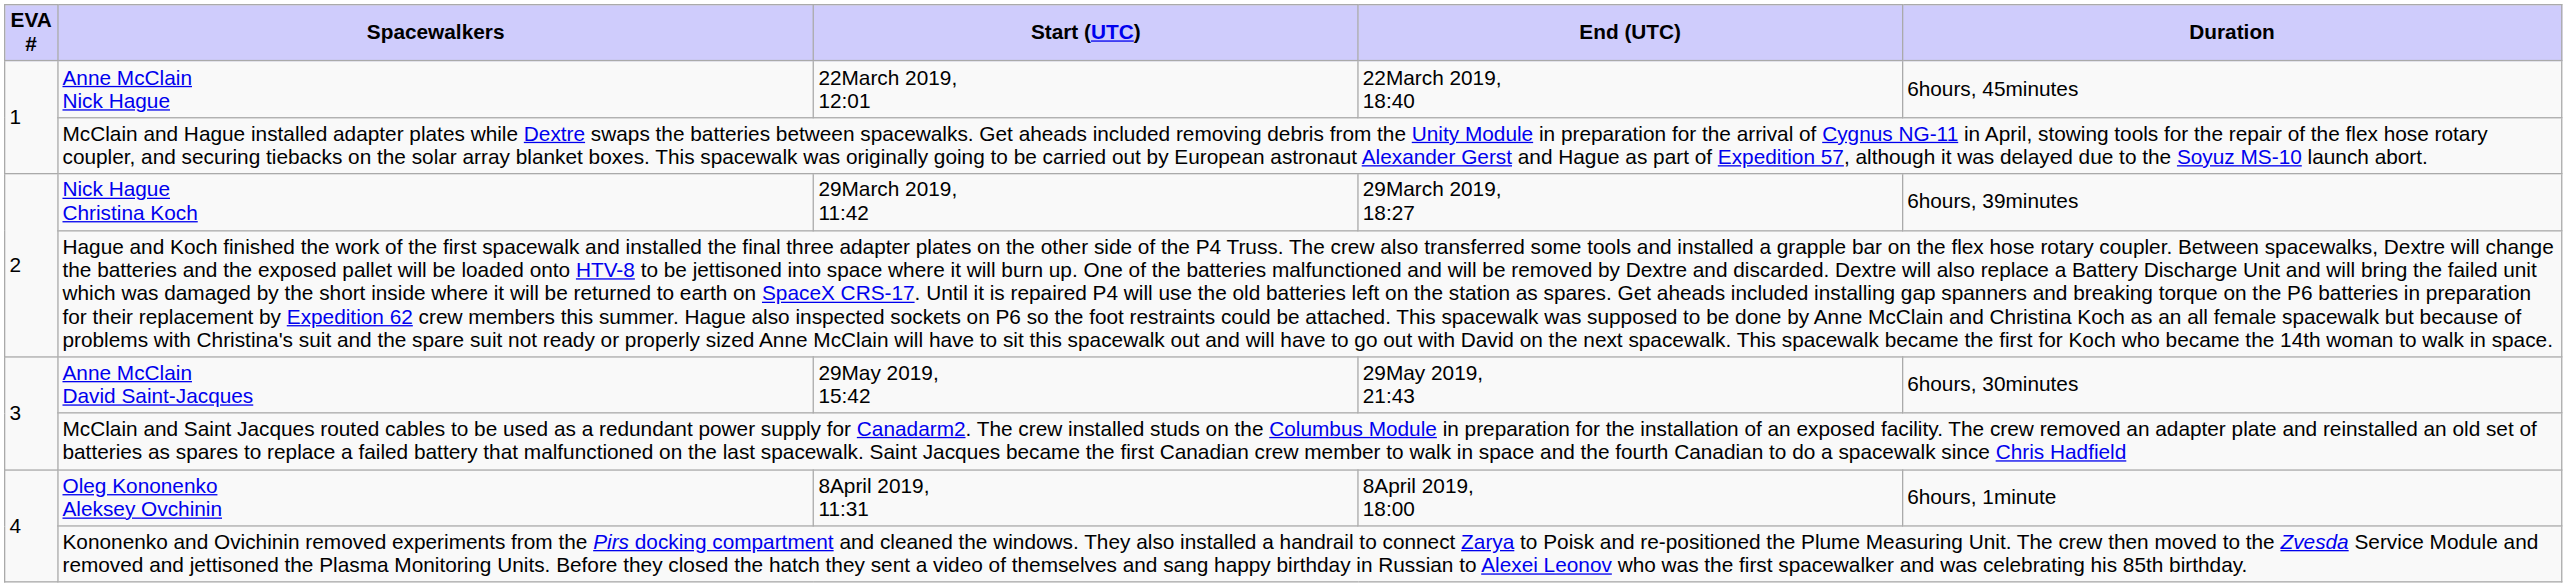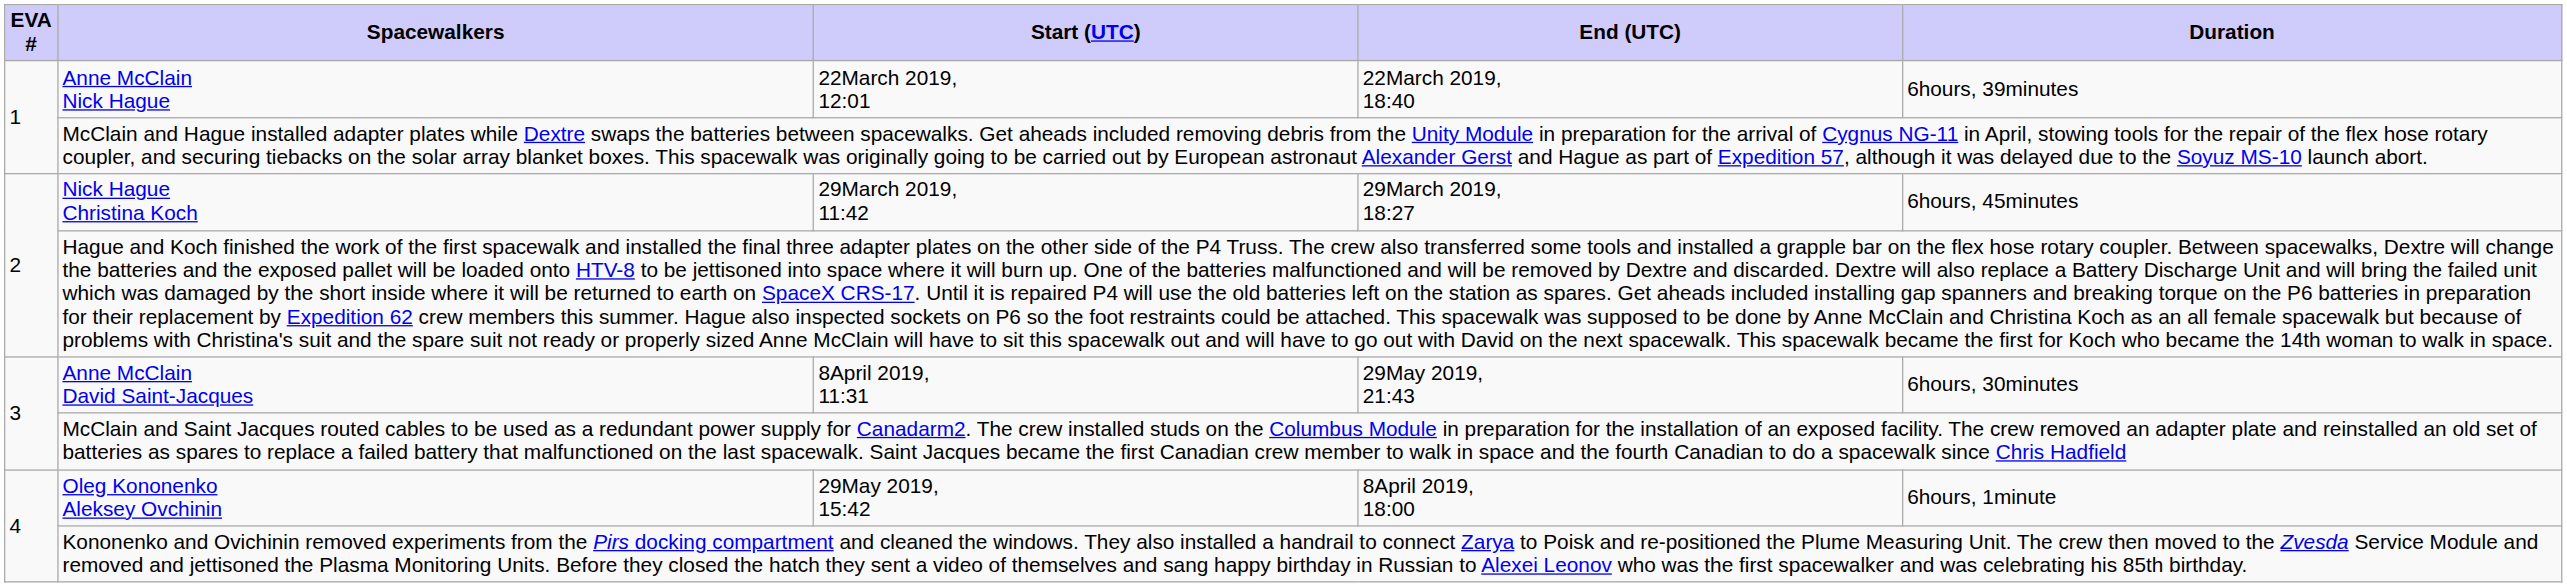(1993, 89) 6hours, 45minutes -> (1993, 89) 6hours, 39minutes
(1993, 201) 6hours, 39minutes -> (1993, 201) 6hours, 45minutes
(879, 384) 29May 2019, 15:42 -> (874, 384) 8April 2019, 11:31
(874, 497) 8April 2019, 11:31 -> (879, 497) 29May 2019, 15:42
